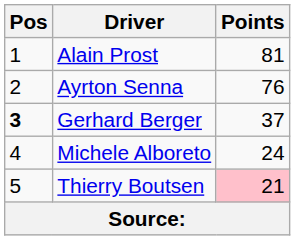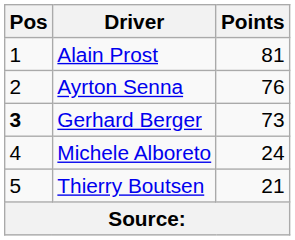(273, 120) 37 -> (273, 120) 73
(273, 186) pink background -> (273, 186) no background
